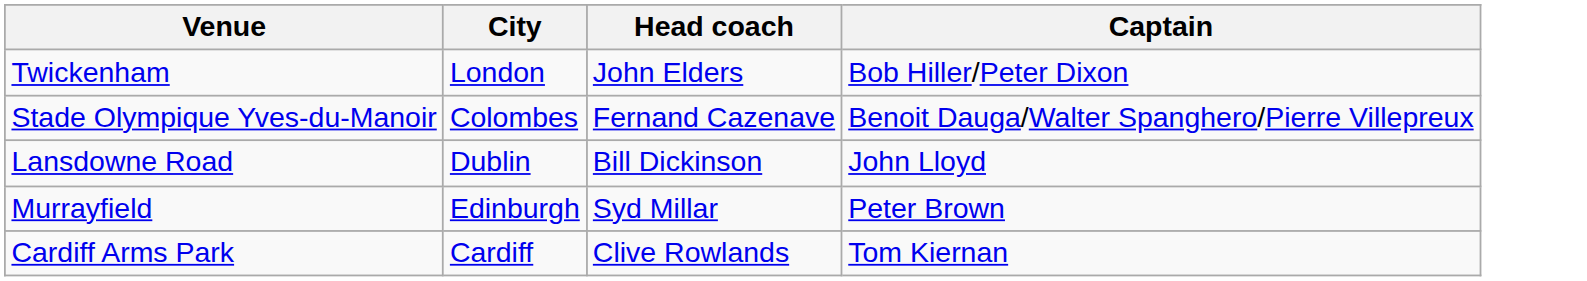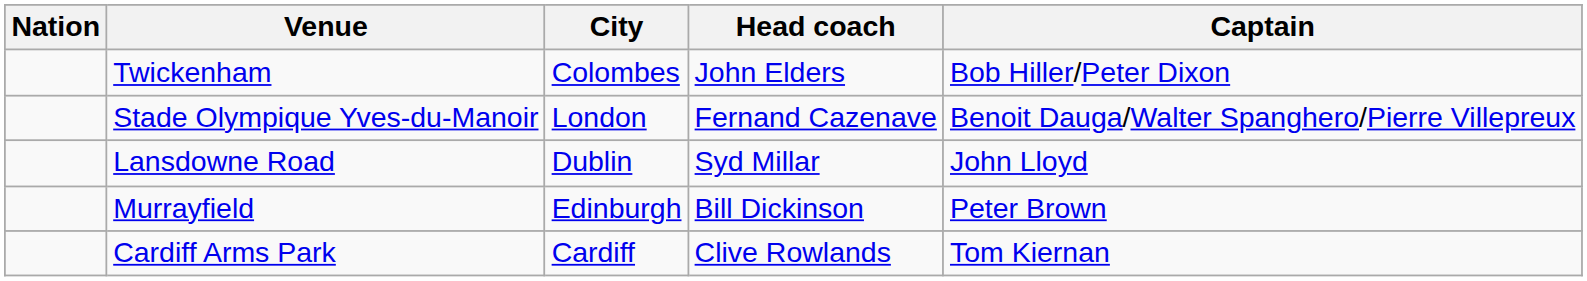+ column: (56, 27)
(497, 72) London -> (616, 72) Colombes
(514, 117) Colombes -> (599, 117) London
(678, 162) Bill Dickinson -> (757, 162) Syd Millar
(655, 207) Syd Millar -> (779, 207) Bill Dickinson
